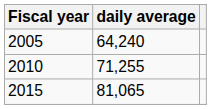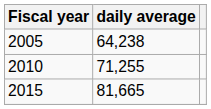(120, 41) 64,240 -> (120, 41) 64,238
(120, 91) 81,065 -> (120, 91) 81,665
